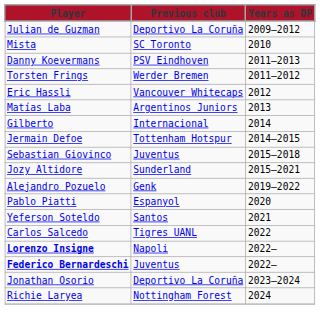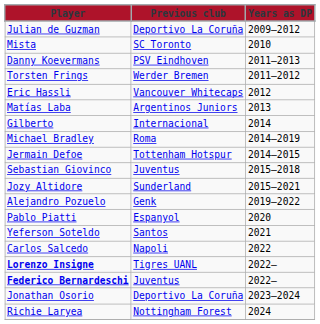+ row: (50, 139)
(165, 233) Tigres UANL -> (151, 249) Napoli
(151, 249) Napoli -> (165, 265) Tigres UANL
